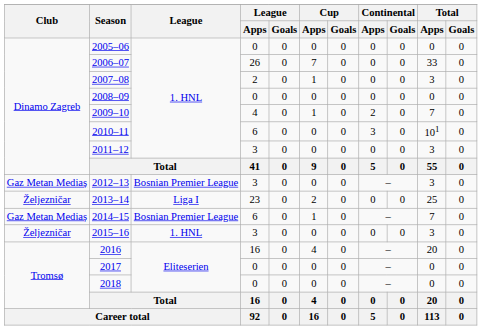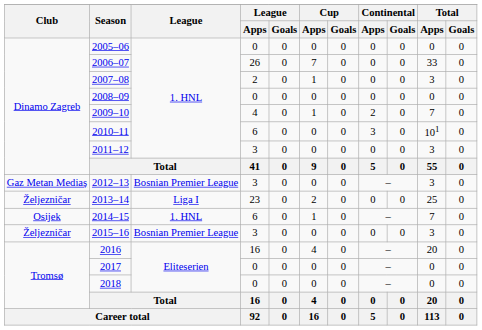(47, 216) Gaz Metan Mediaș -> (47, 216) Osijek
(186, 216) Bosnian Premier League -> (186, 216) 1. HNL
(186, 233) 1. HNL -> (186, 233) Bosnian Premier League
